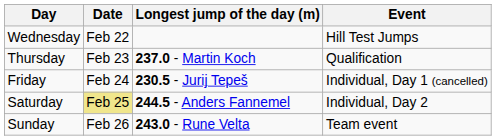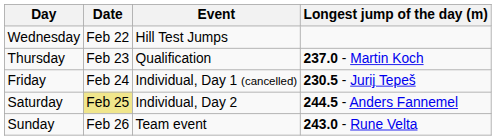columns swapped: (407, 15) <-> (228, 15)
